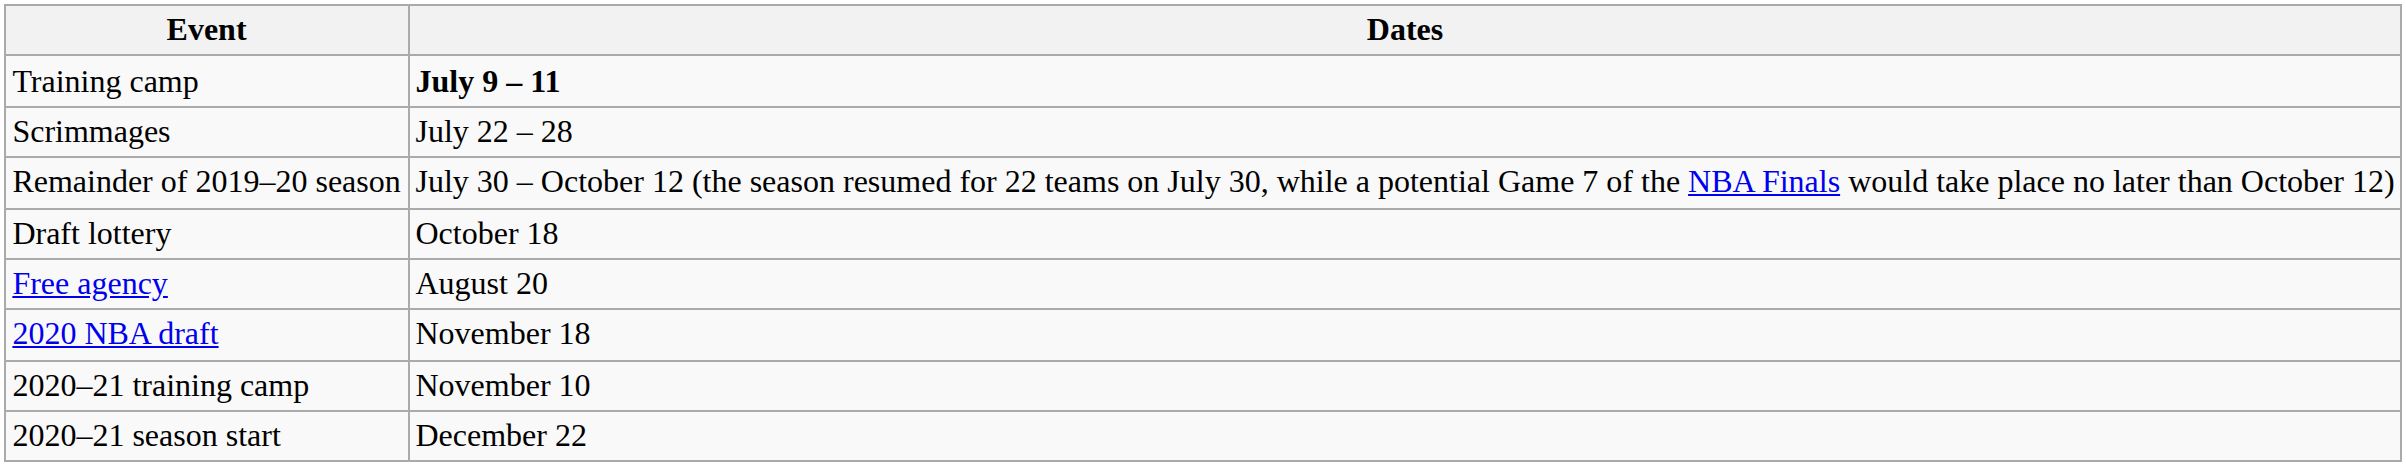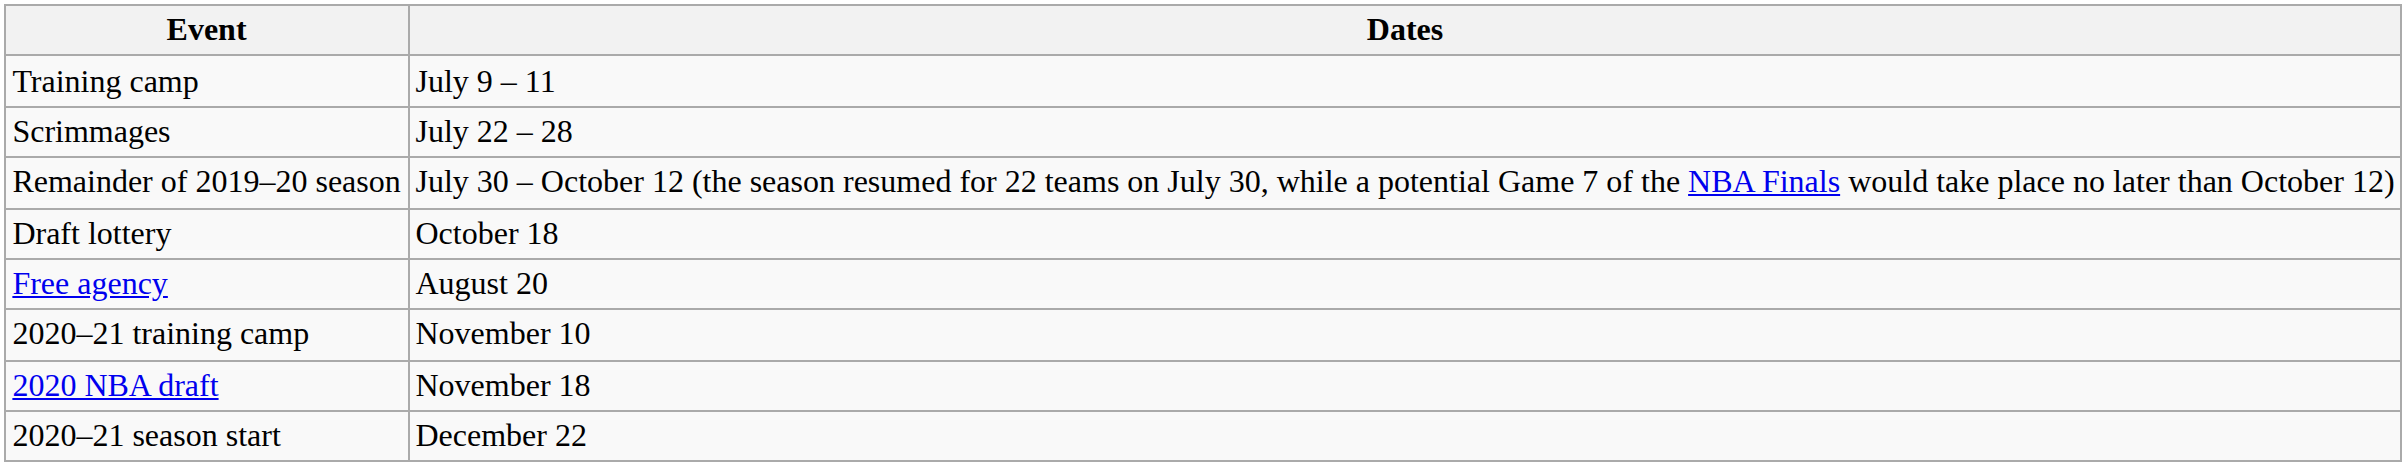(488, 80) bold -> (486, 80) normal
rows swapped: (161, 385) <-> (115, 334)
